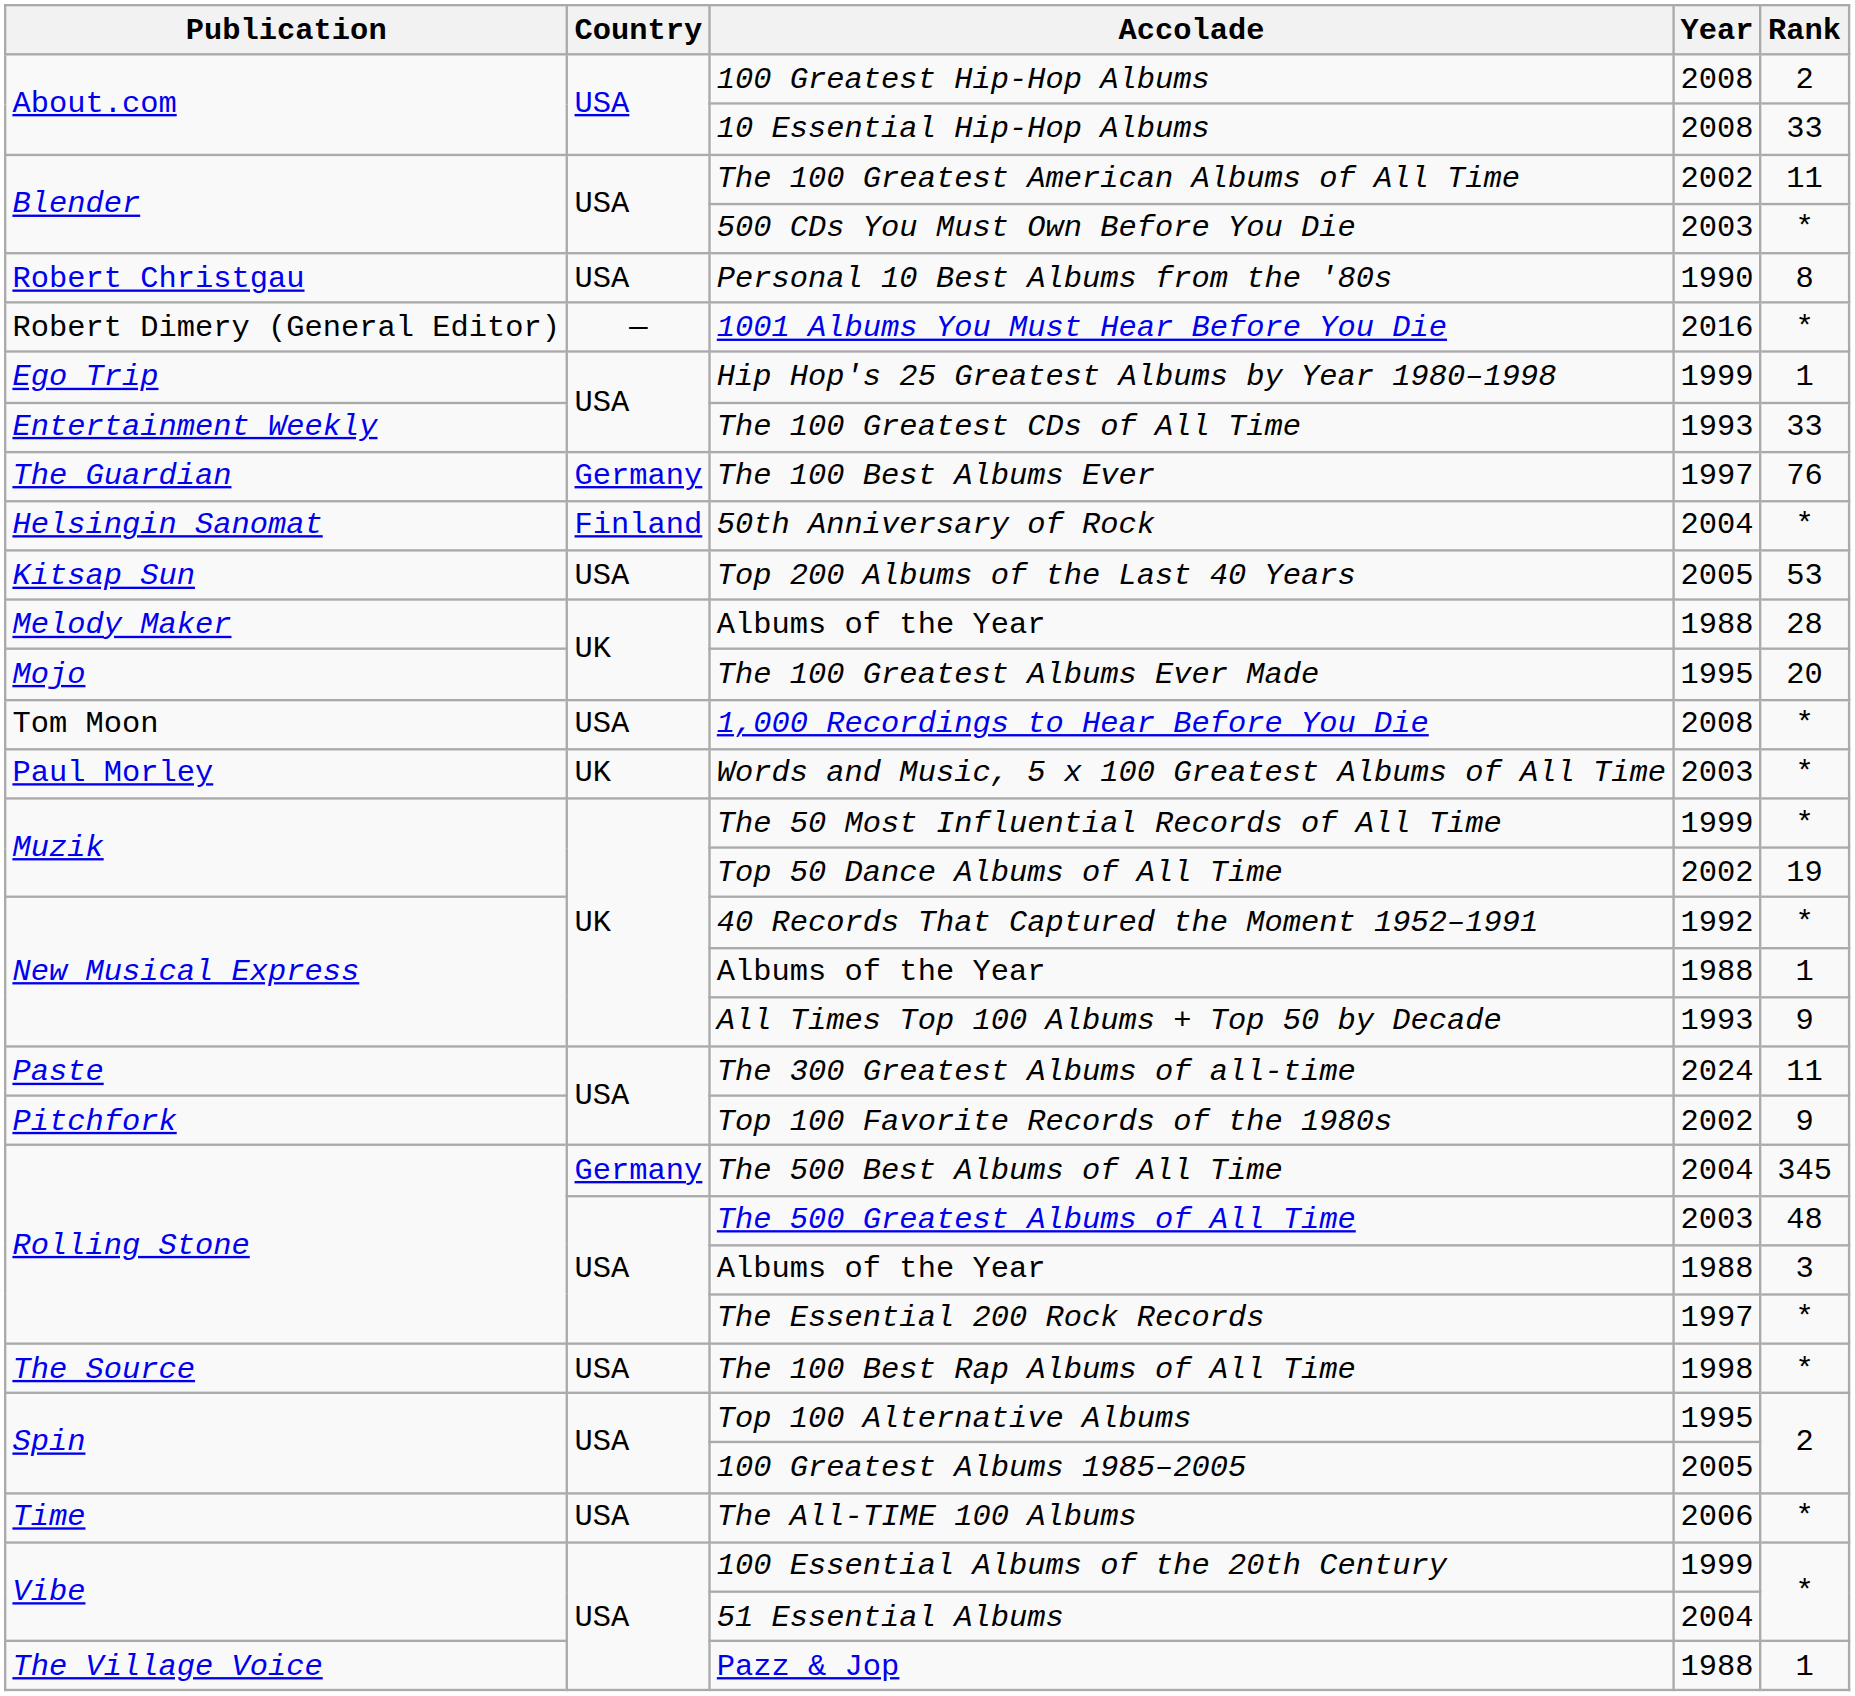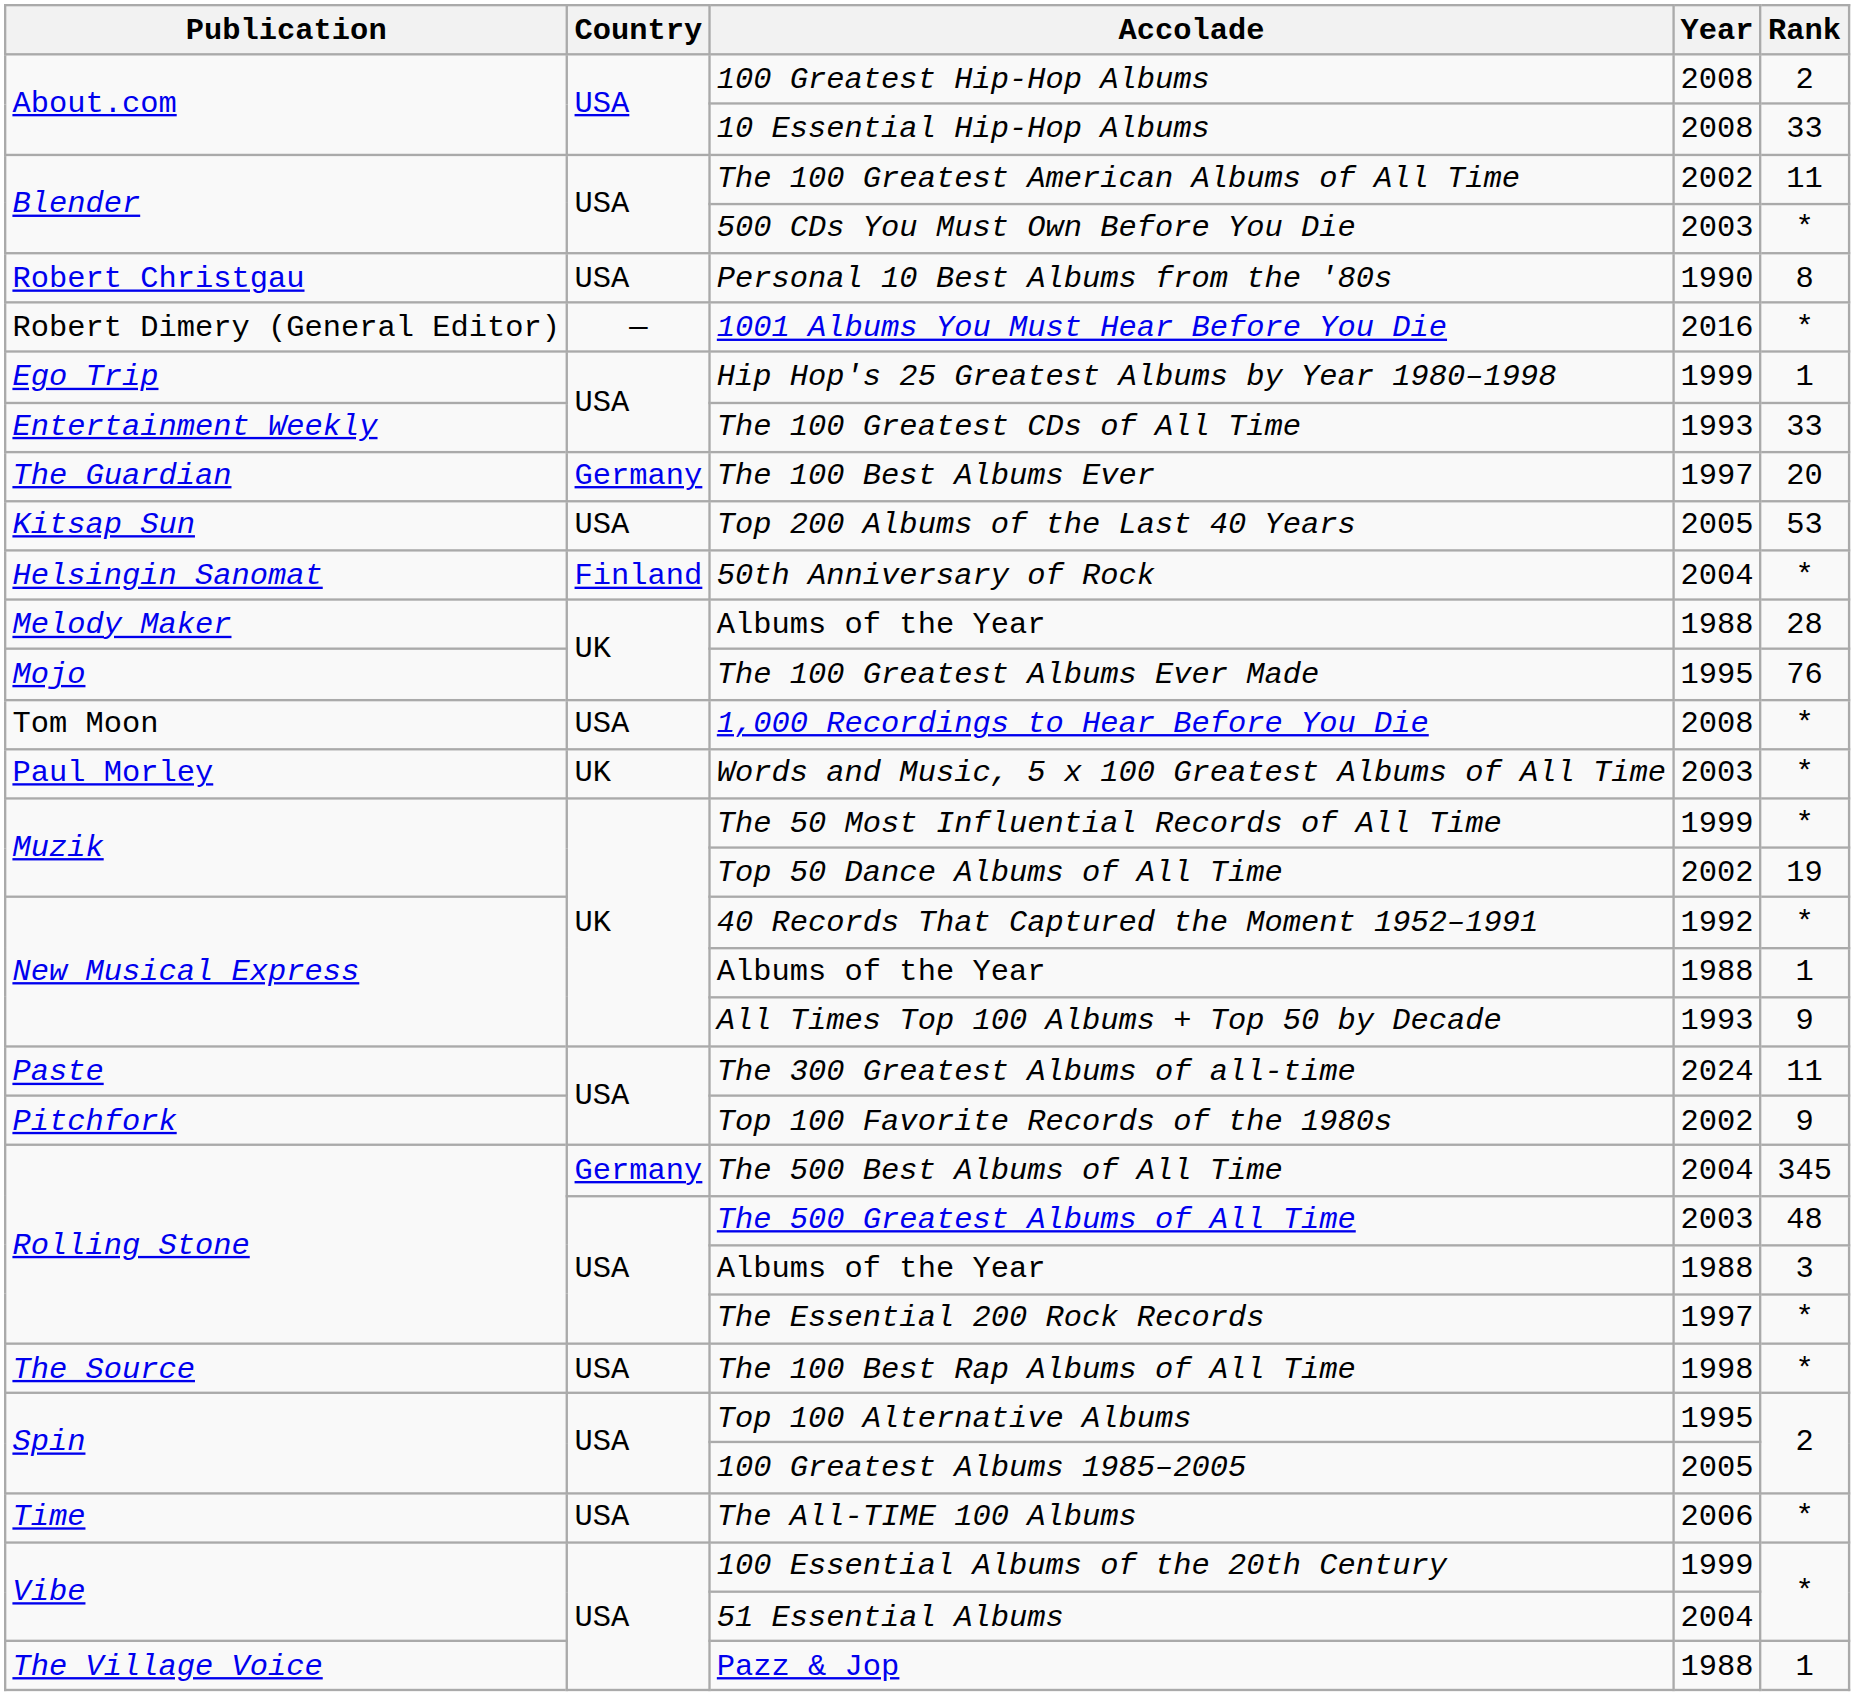(1805, 476) 76 -> (1805, 476) 20
rows swapped: (168, 526) <-> (104, 575)
(1805, 674) 20 -> (1805, 674) 76
